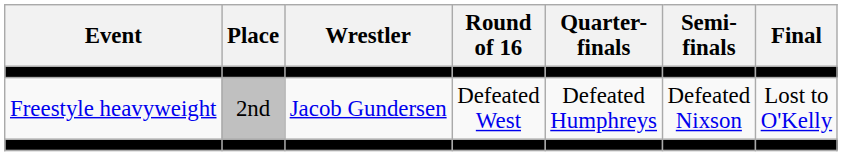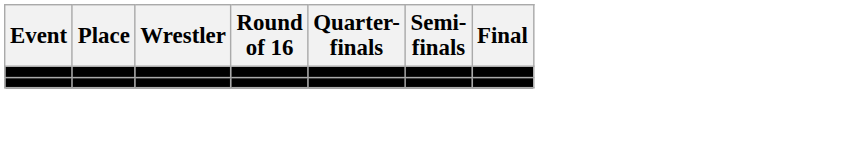- row: (113, 108)
